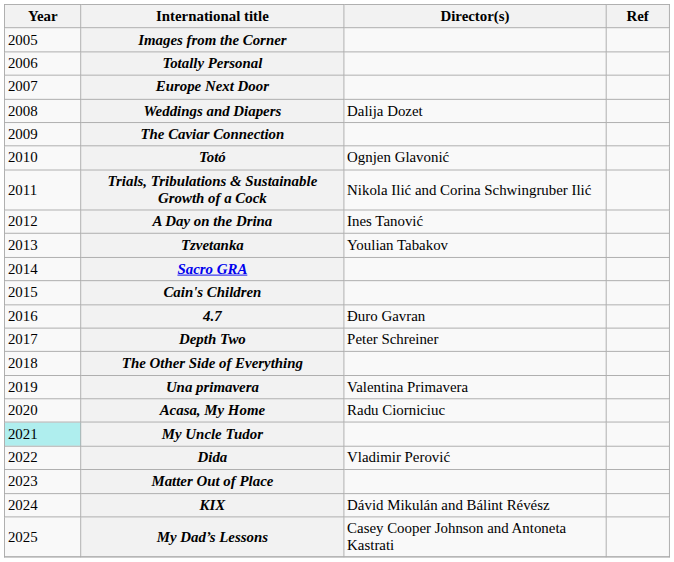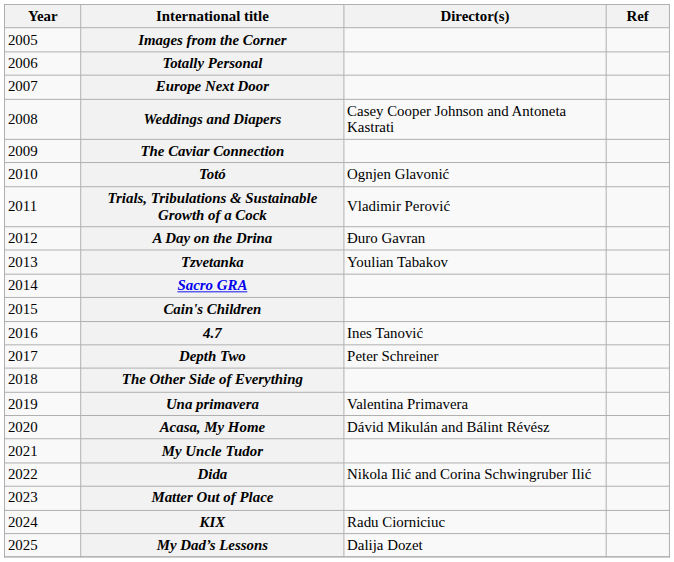(385, 110) Dalija Dozet -> (457, 119) Casey Cooper Johnson and Antoneta Kastrati
(469, 189) Nikola Ilić and Corina Schwingruber Ilić -> (399, 206) Vladimir Perović
(385, 221) Ines Tanović -> (386, 238) Đuro Gavran
(386, 316) Đuro Gavran -> (385, 332) Ines Tanović
(396, 410) Radu Ciorniciuc -> (448, 427) Dávid Mikulán and Bálint Révész
(23, 434) paleturquoise background -> (23, 450) no background
(399, 457) Vladimir Perović -> (469, 474) Nikola Ilić and Corina Schwingruber Ilić
(448, 505) Dávid Mikulán and Bálint Révész -> (396, 521) Radu Ciorniciuc
(457, 536) Casey Cooper Johnson and Antoneta Kastrati -> (385, 545) Dalija Dozet
